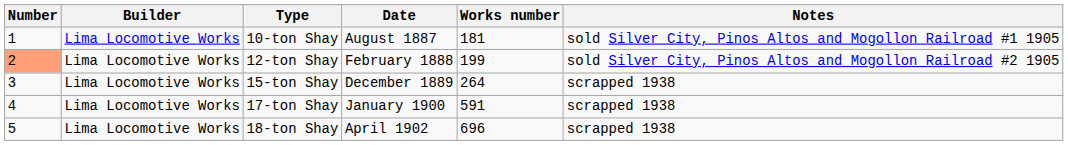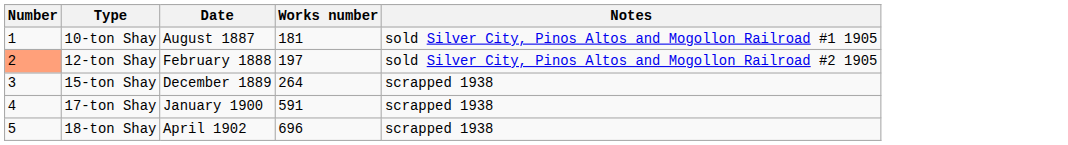- column: (152, 16)
(473, 61) 199 -> (291, 61) 197
